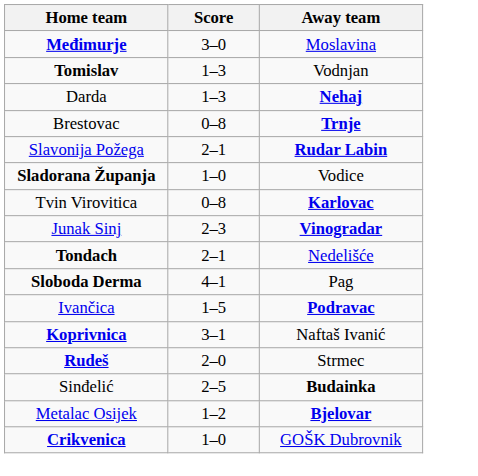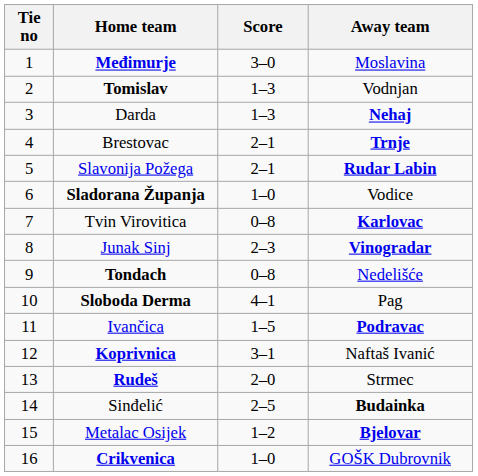+ column: (29, 27)
(214, 123) 0–8 -> (263, 141) 2–1
(214, 255) 2–1 -> (263, 273) 0–8
